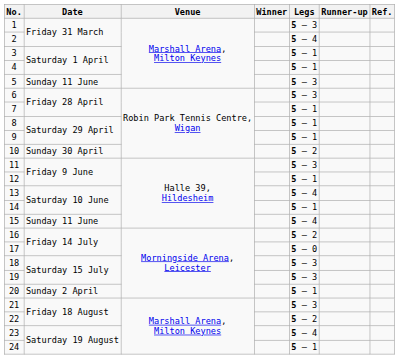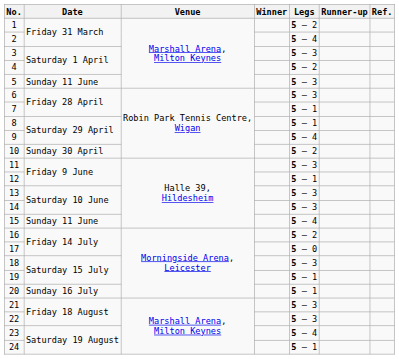(304, 25) 5 – 3 -> (304, 25) 5 – 2
(304, 53) 5 – 1 -> (304, 53) 5 – 3
(304, 67) 5 – 1 -> (304, 67) 5 – 2
(304, 137) 5 – 1 -> (304, 137) 5 – 4
(304, 193) 5 – 4 -> (304, 193) 5 – 3
(304, 207) 5 – 1 -> (304, 207) 5 – 3
(304, 277) 5 – 3 -> (304, 277) 5 – 1
(62, 291) Sunday 2 April -> (62, 291) Sunday 16 July
(304, 319) 5 – 2 -> (304, 319) 5 – 3
